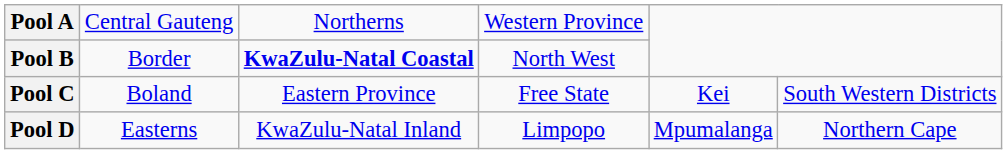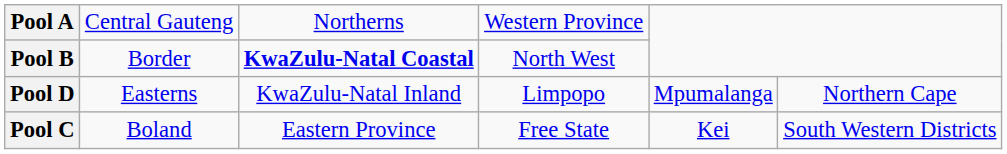rows swapped: (42, 93) <-> (42, 129)
